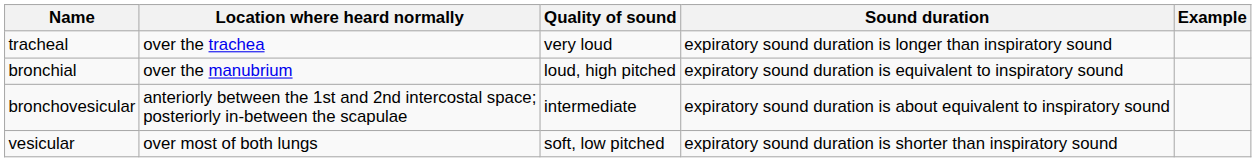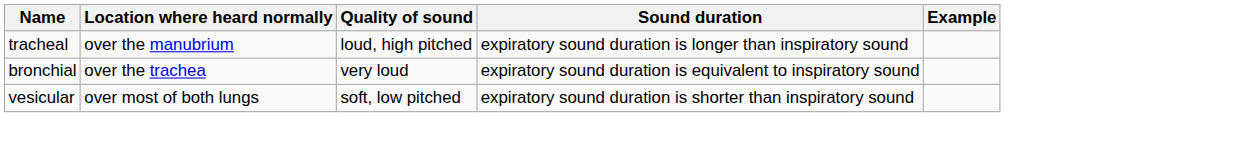(204, 44) over the trachea -> (159, 44) over the manubrium
(578, 44) very loud -> (406, 44) loud, high pitched
(218, 71) over the manubrium -> (145, 71) over the trachea
(610, 71) loud, high pitched -> (374, 71) very loud
- row: (72, 107)
